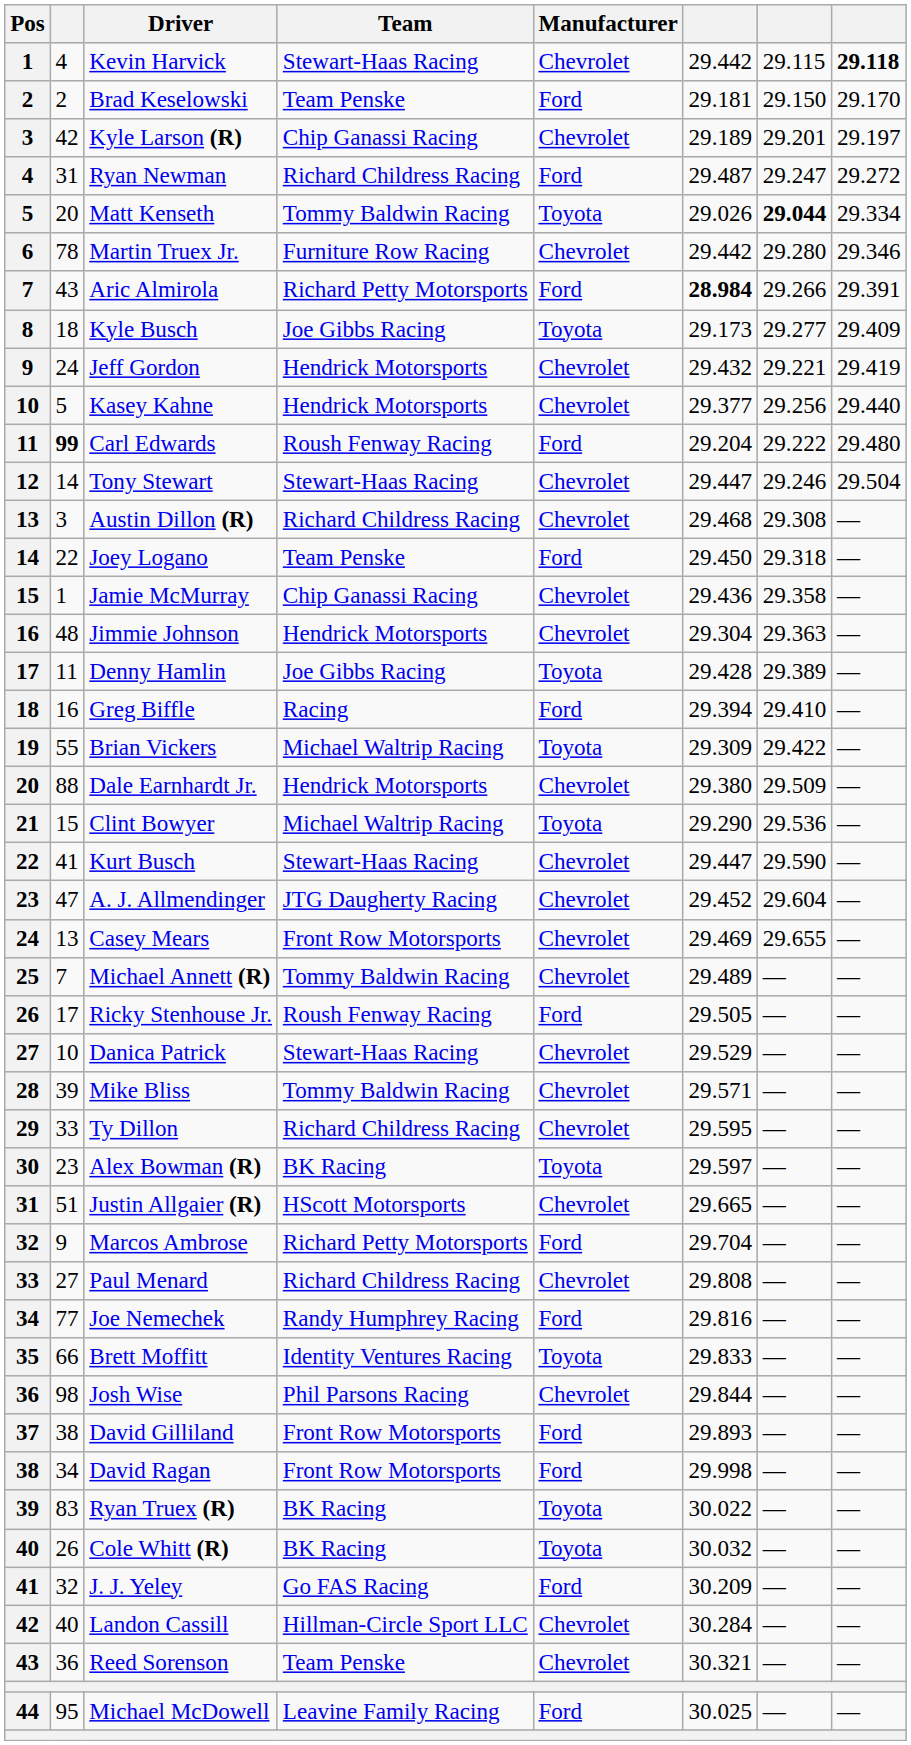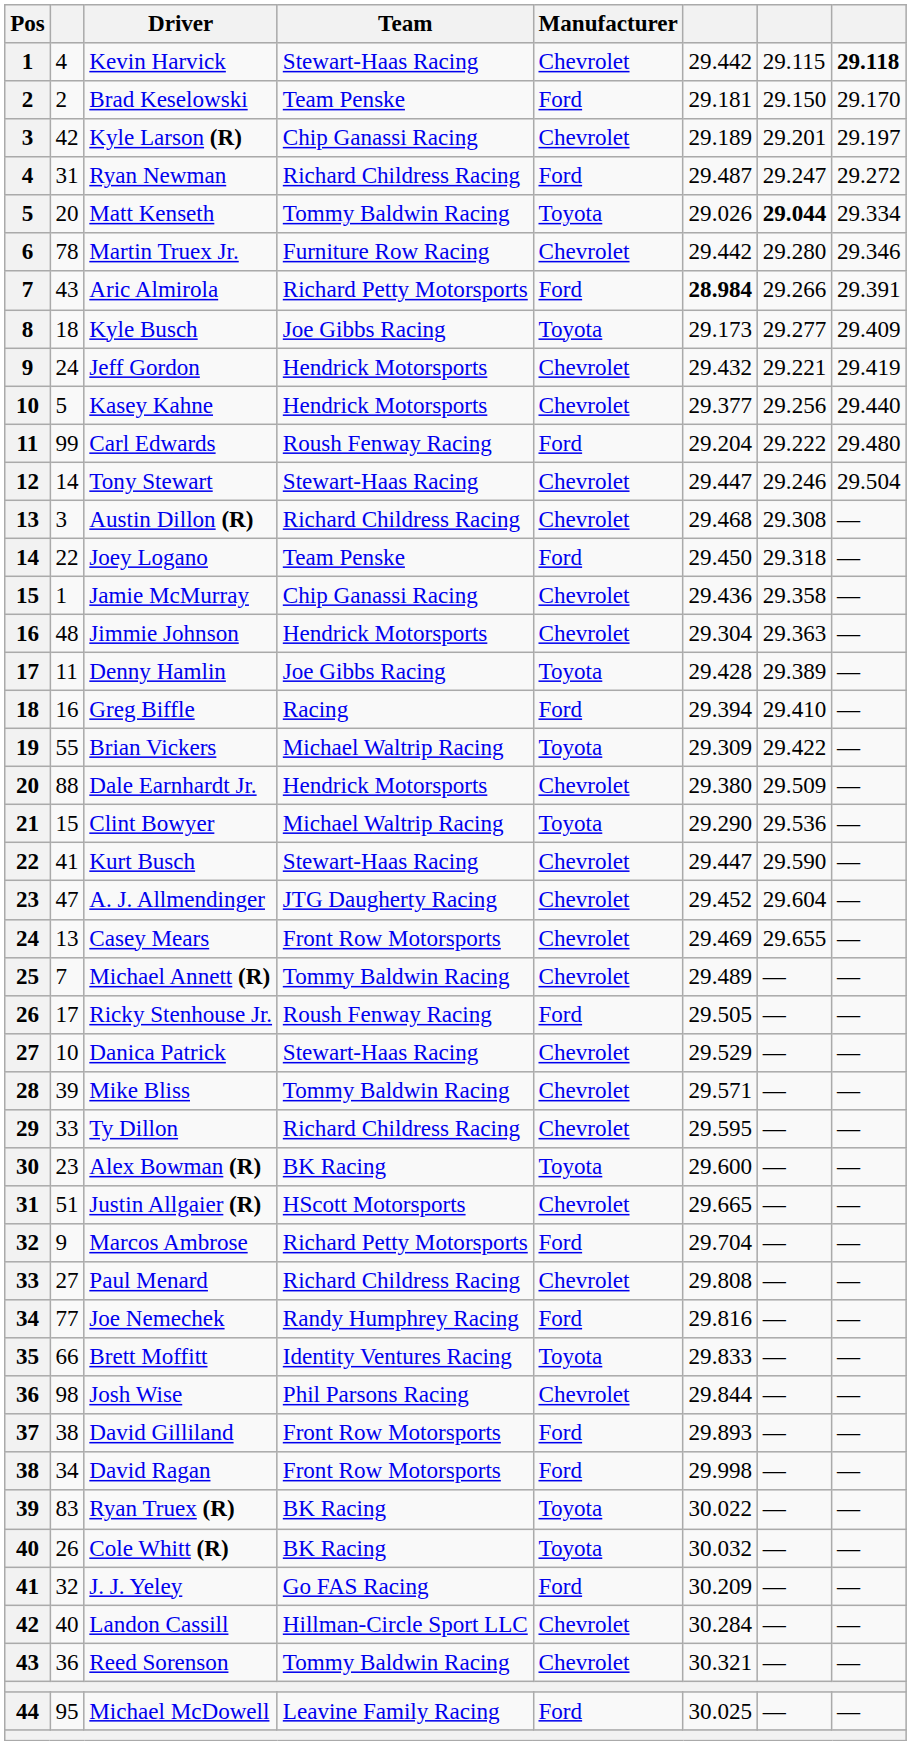(67, 442) bold -> (67, 442) normal
(720, 1166) 29.597 -> (720, 1166) 29.600
(344, 1661) Team Penske -> (396, 1661) Tommy Baldwin Racing
